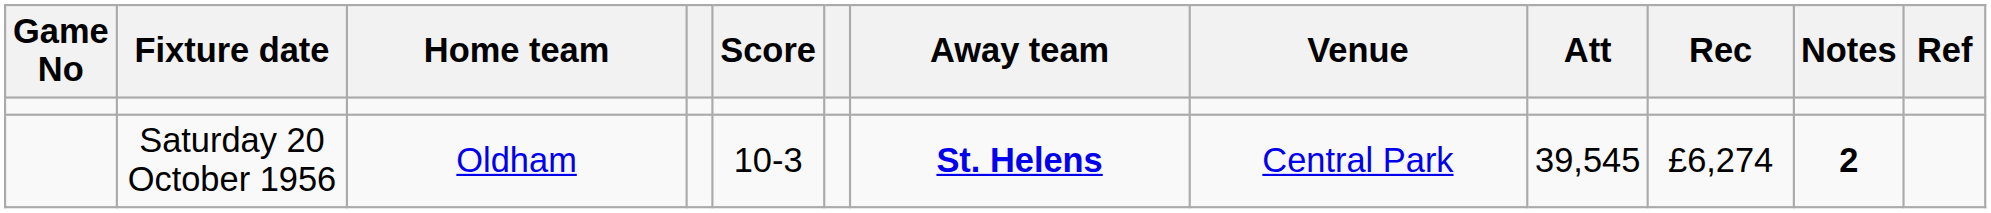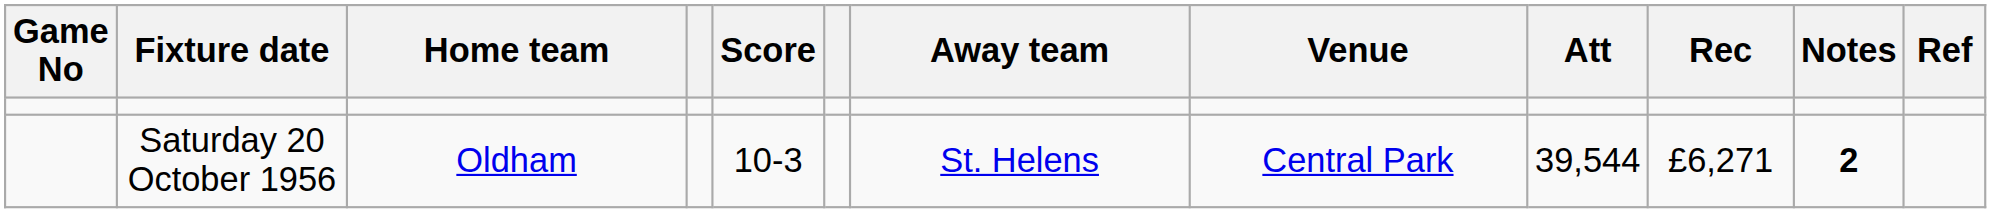(1020, 160) bold -> (1020, 160) normal
(1588, 160) 39,545 -> (1588, 160) 39,544
(1721, 160) £6,274 -> (1721, 160) £6,271
